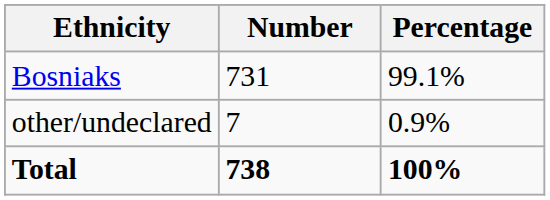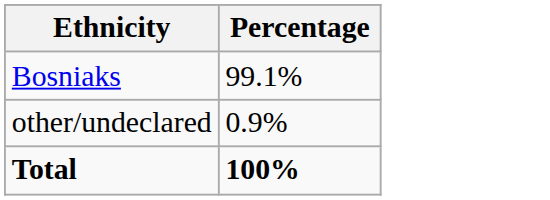- column: (300, 28)
